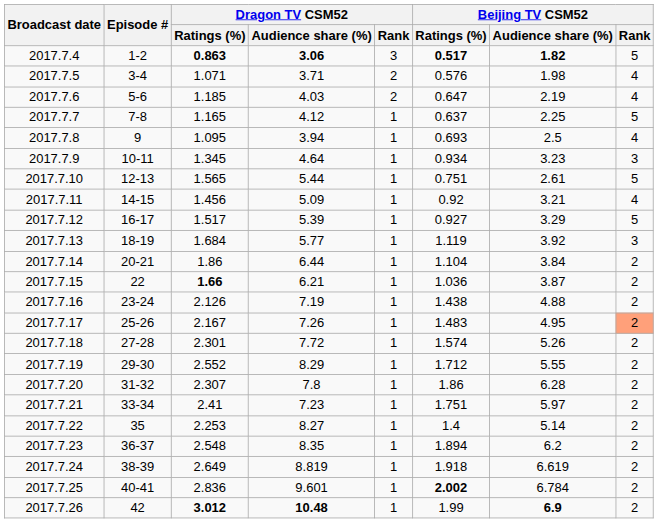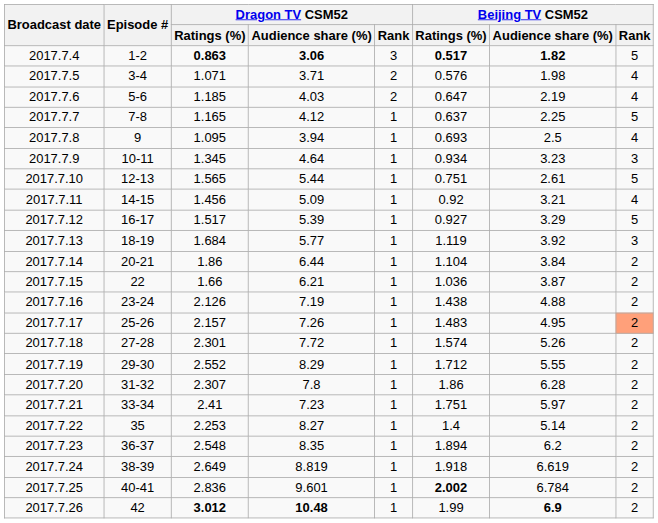(210, 281) bold -> (210, 281) normal
(210, 323) 2.167 -> (210, 323) 2.157
